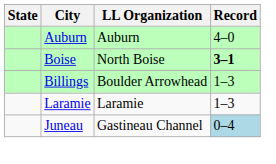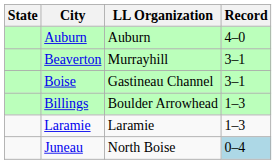+ row: (73, 59)
(131, 59) North Boise -> (161, 81) Gastineau Channel
(224, 59) bold -> (235, 81) normal
(150, 125) Gastineau Channel -> (142, 147) North Boise
